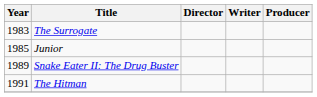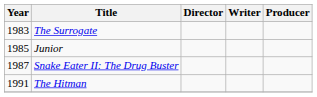(18, 65) 1989 -> (18, 65) 1987
